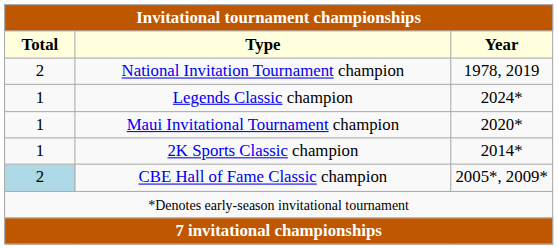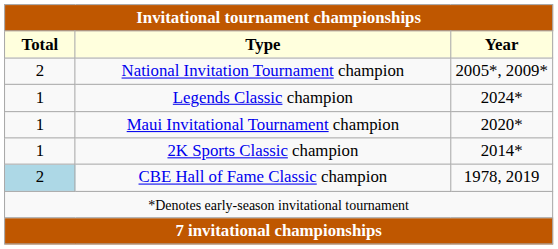(502, 71) 1978, 2019 -> (502, 71) 2005*, 2009*
(502, 177) 2005*, 2009* -> (502, 177) 1978, 2019
